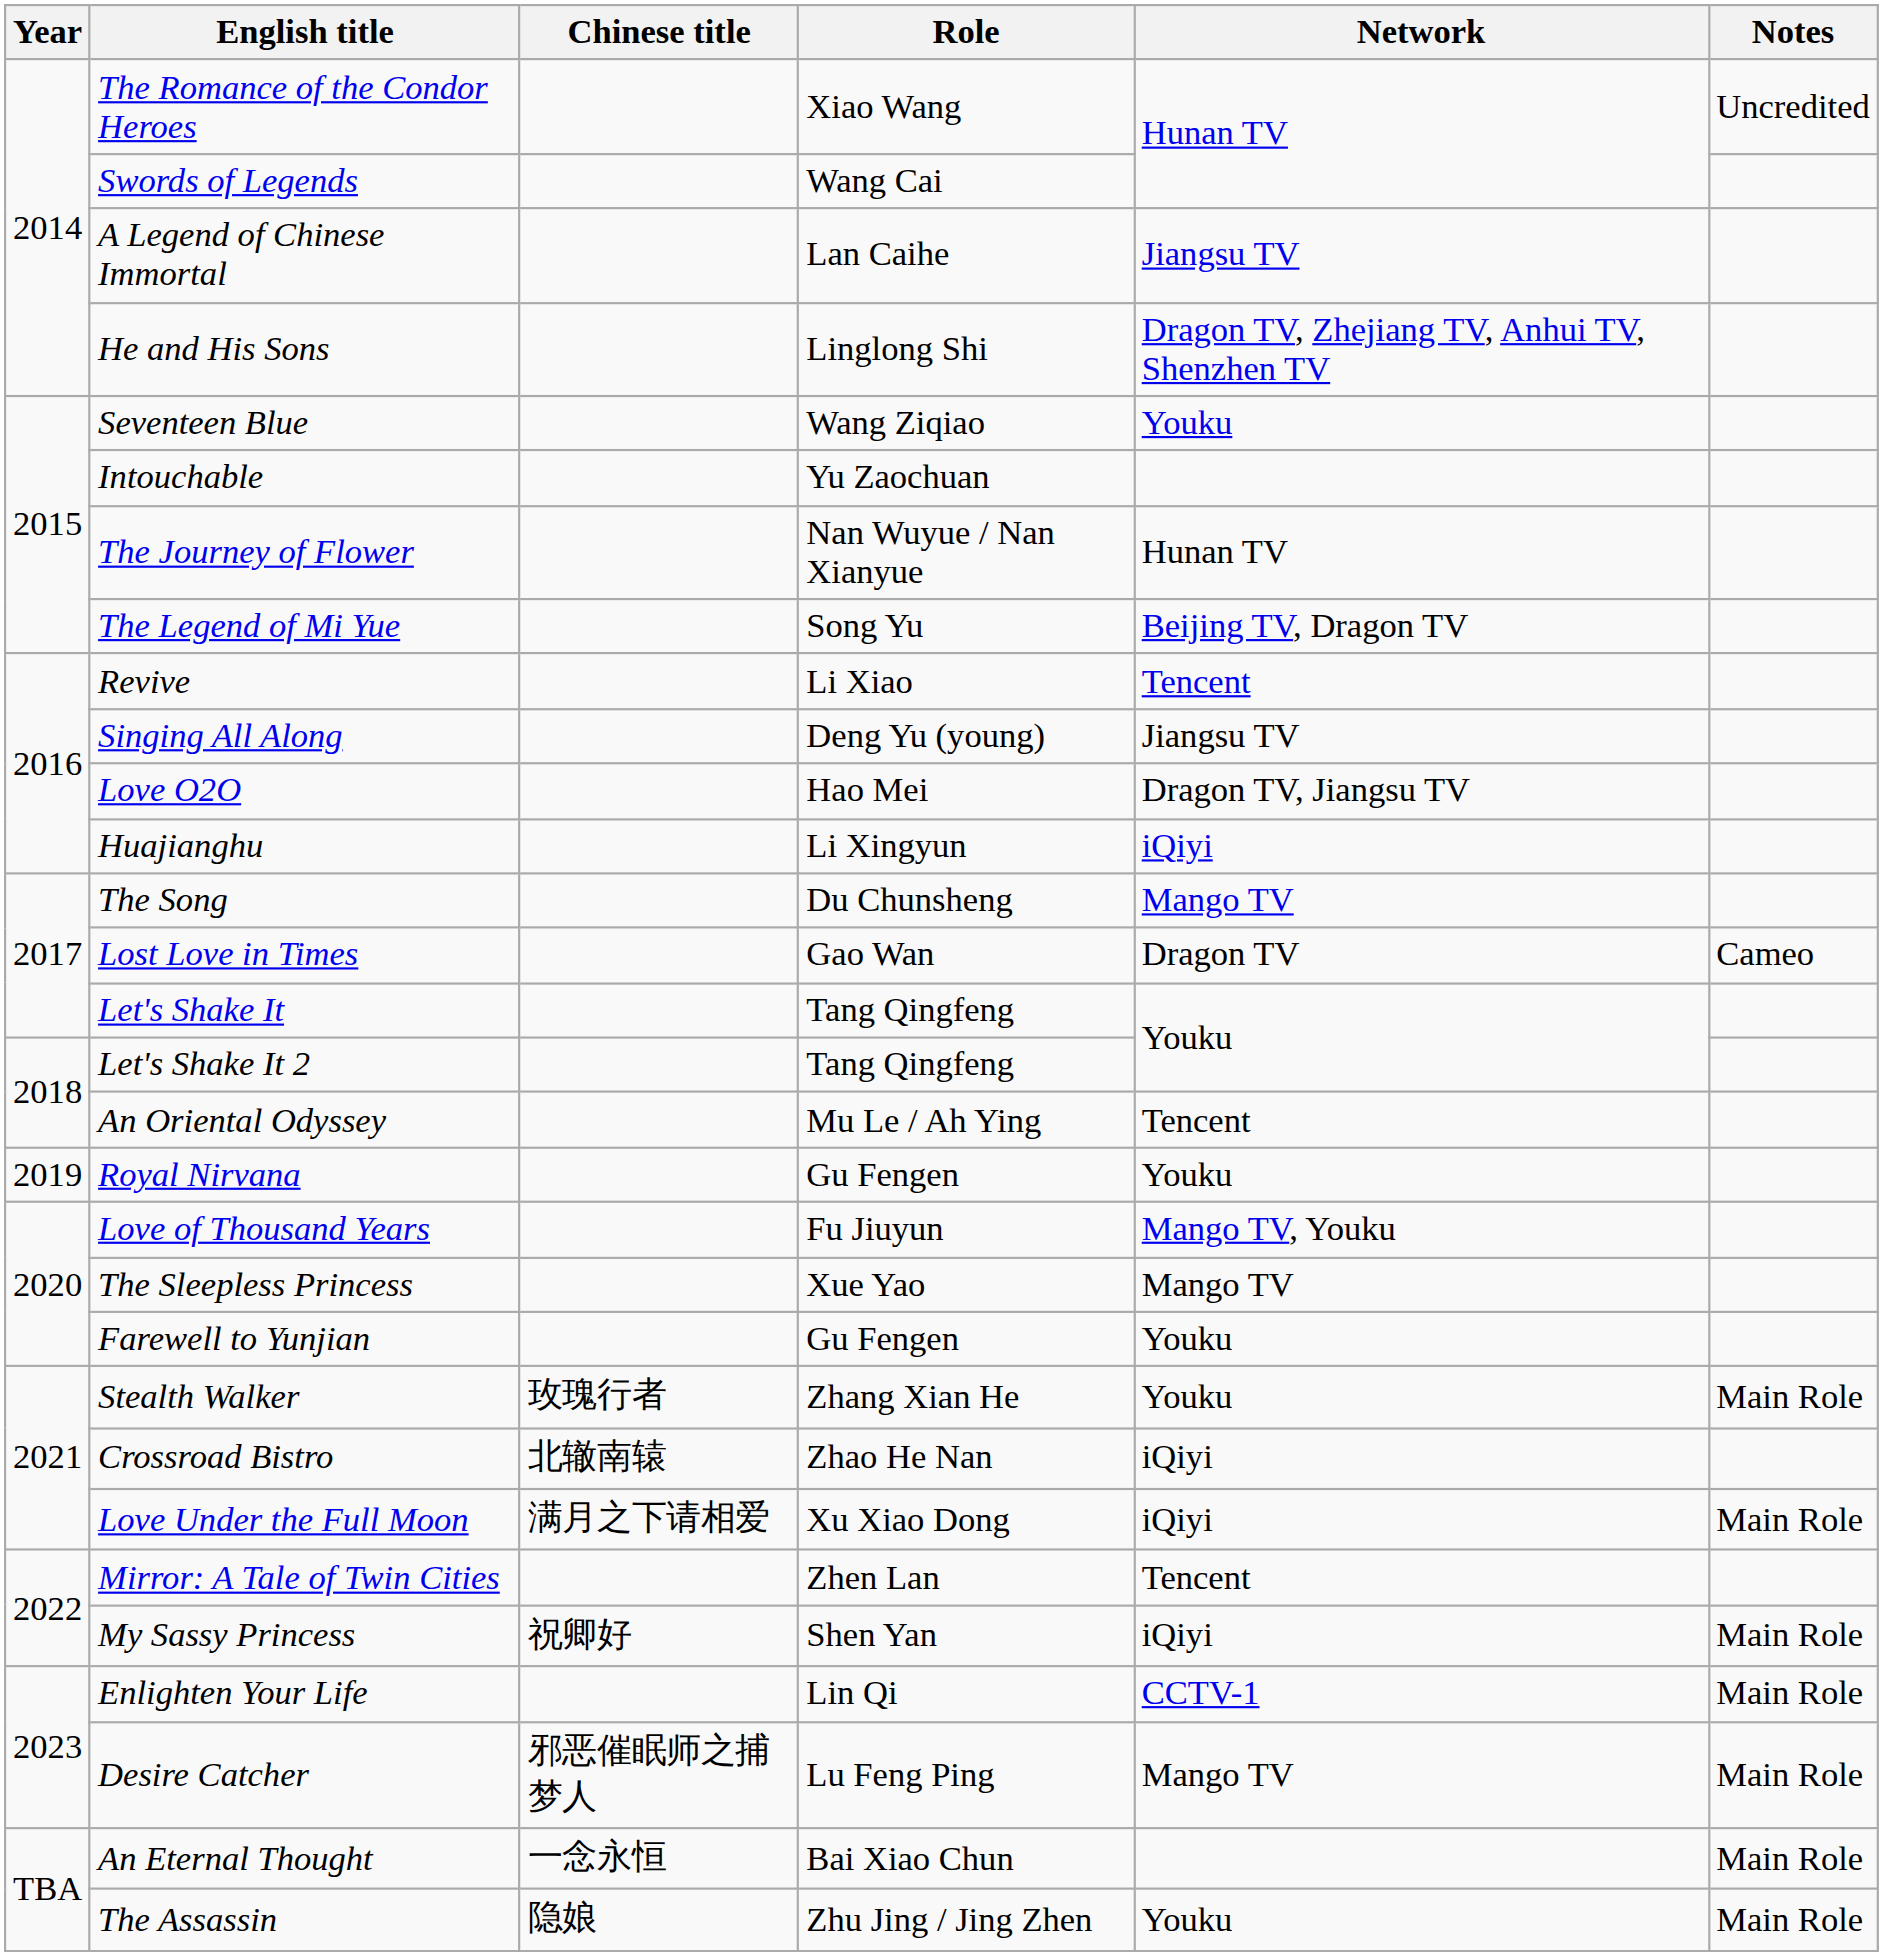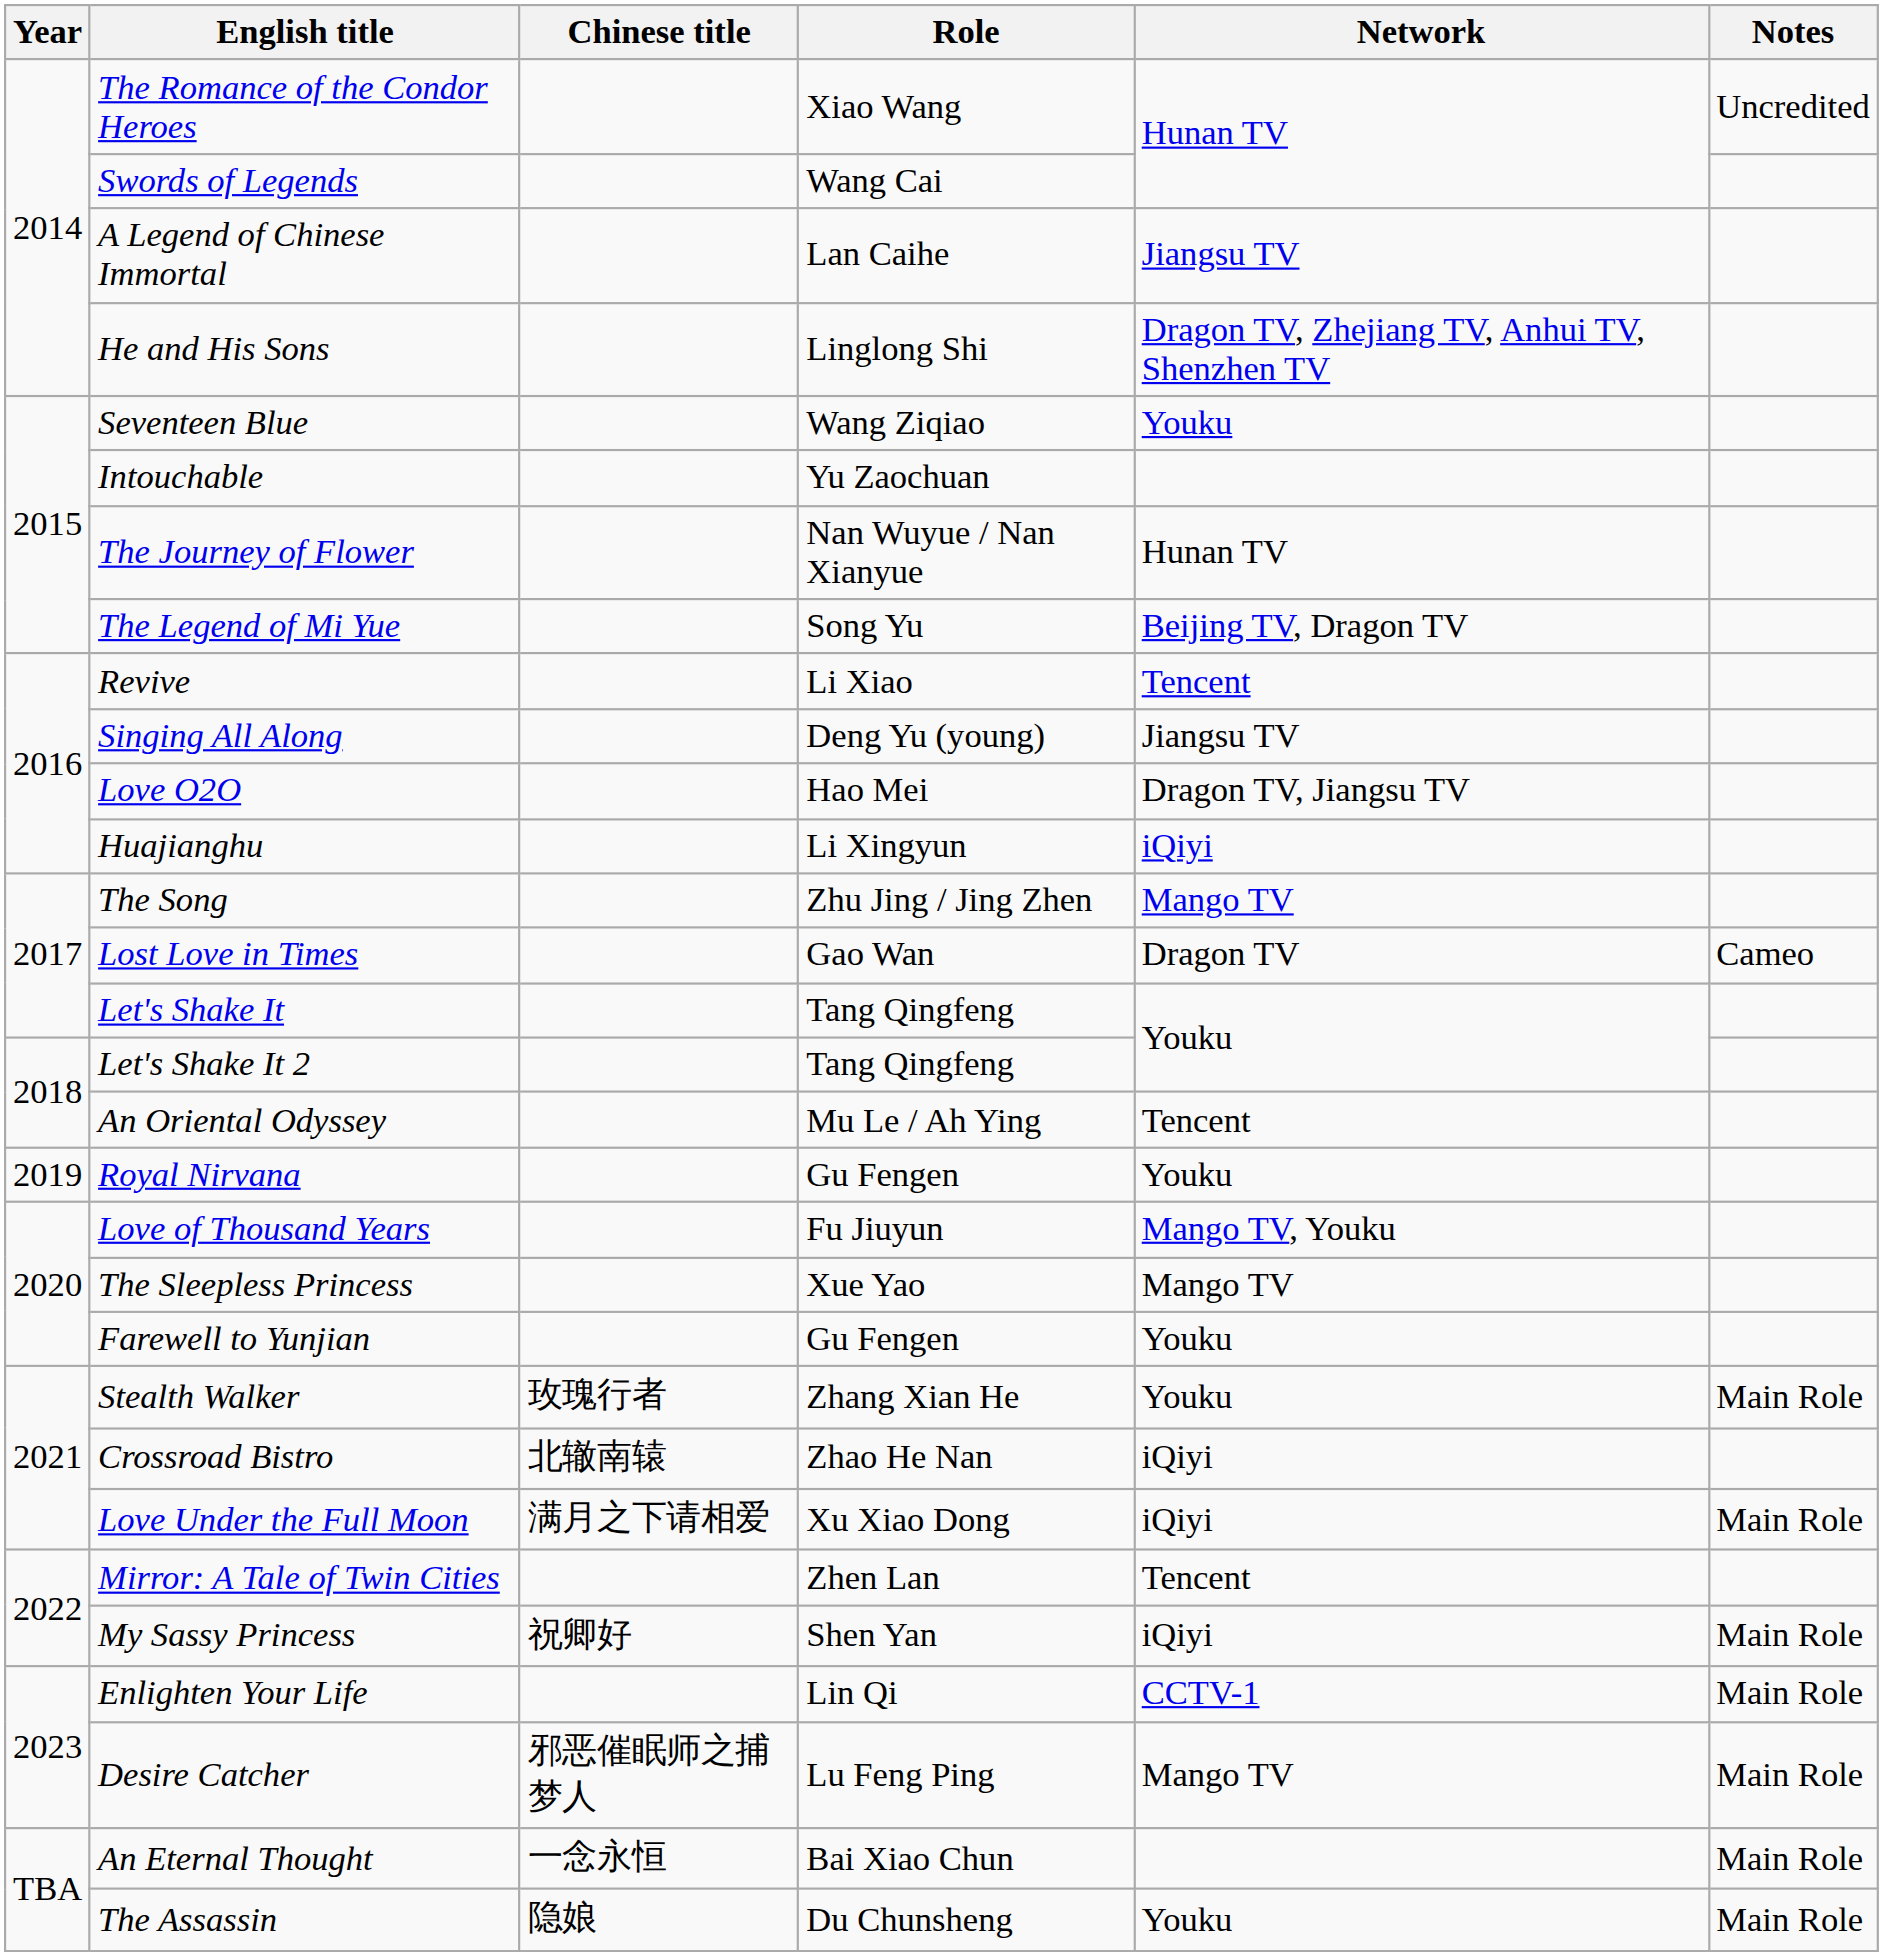(910, 899) Du Chunsheng -> (949, 899) Zhu Jing / Jing Zhen
(949, 1919) Zhu Jing / Jing Zhen -> (910, 1919) Du Chunsheng
